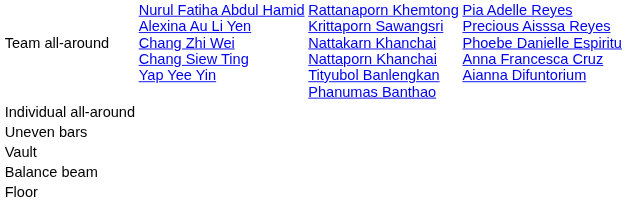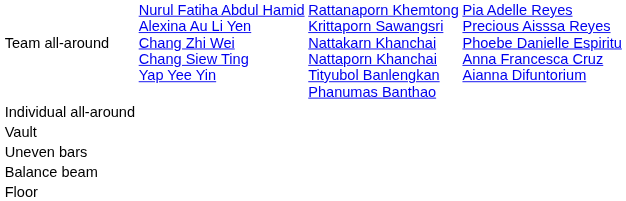rows swapped: (21, 152) <-> (46, 132)
